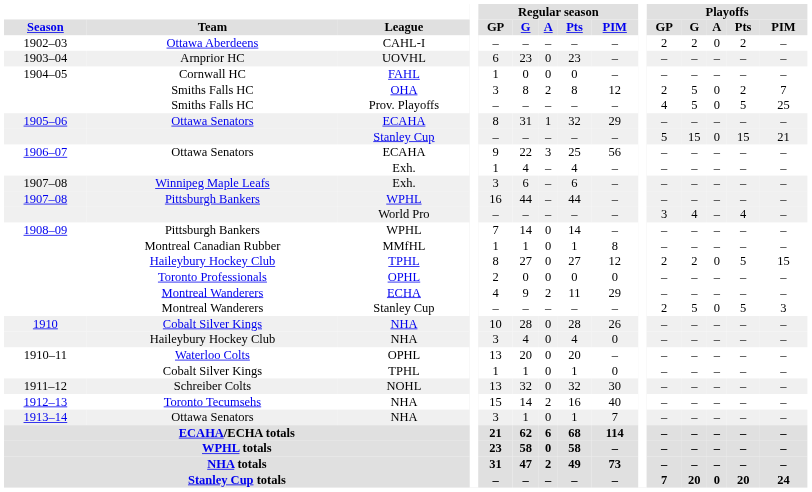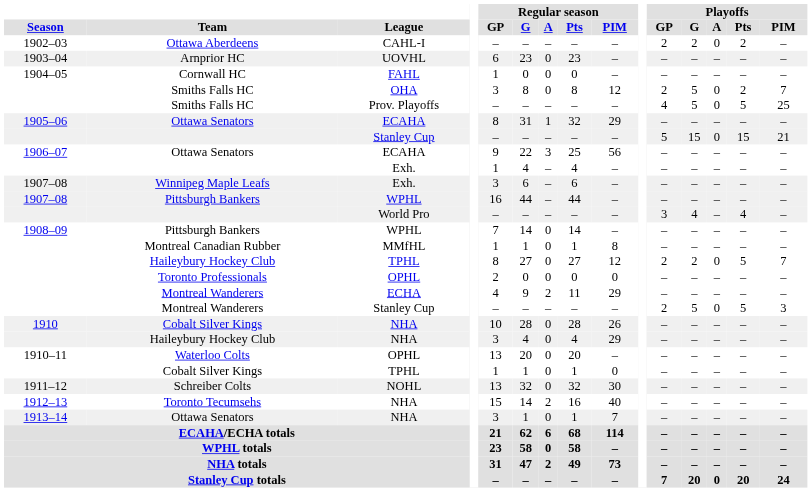(548, 89) 2 -> (548, 89) 0
(783, 261) 15 -> (783, 261) 7
(615, 339) 0 -> (615, 339) 29
